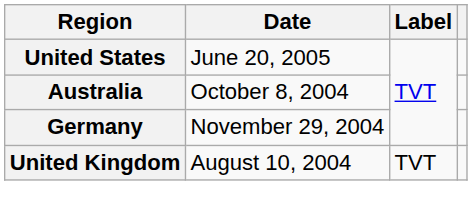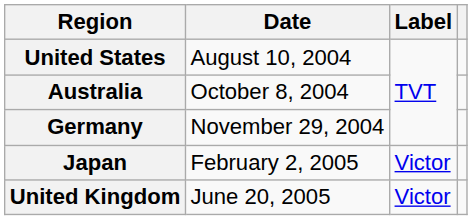(260, 57) June 20, 2005 -> (271, 57) August 10, 2004
+ row: (95, 162)
(271, 162) August 10, 2004 -> (260, 197) June 20, 2005
(415, 162) TVT -> (423, 197) Victor
